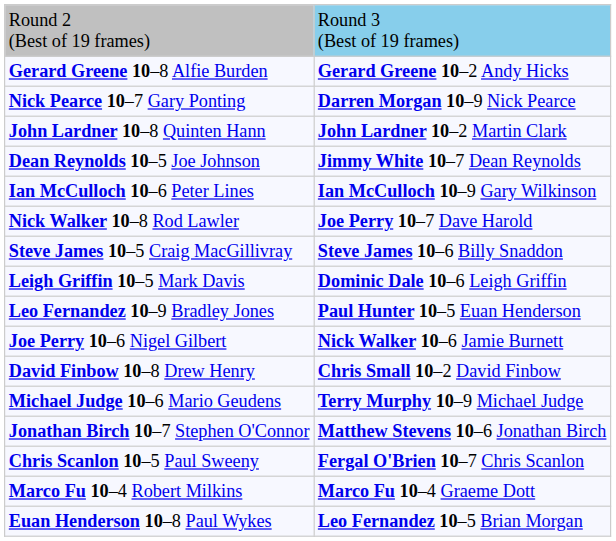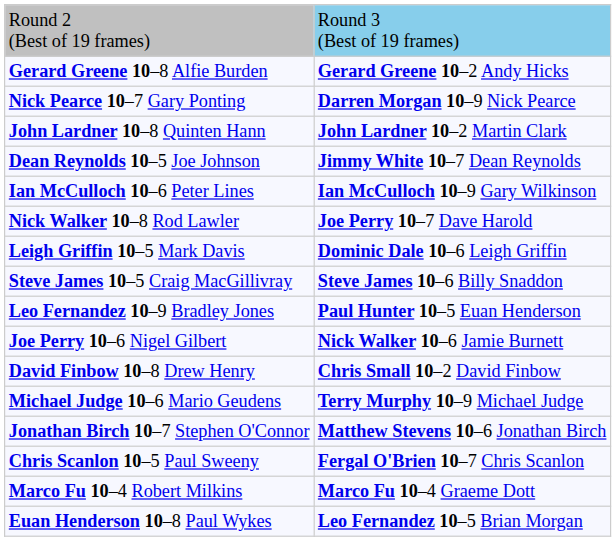rows swapped: (127, 281) <-> (151, 251)
